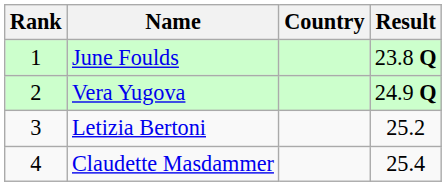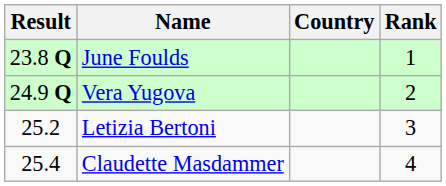columns swapped: (36, 22) <-> (406, 22)
